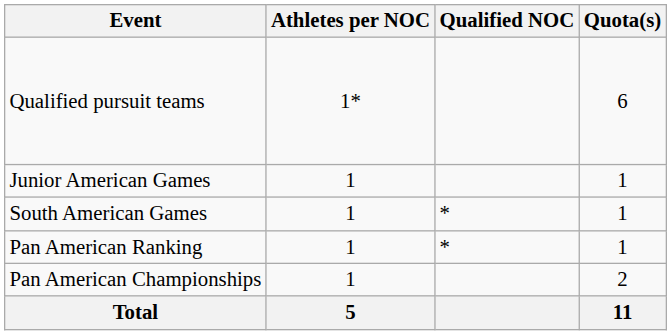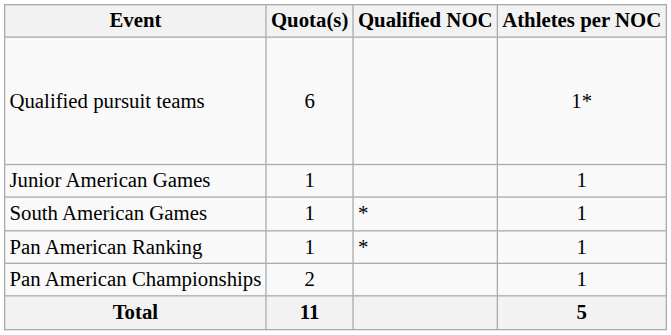columns swapped: (623, 20) <-> (350, 20)
